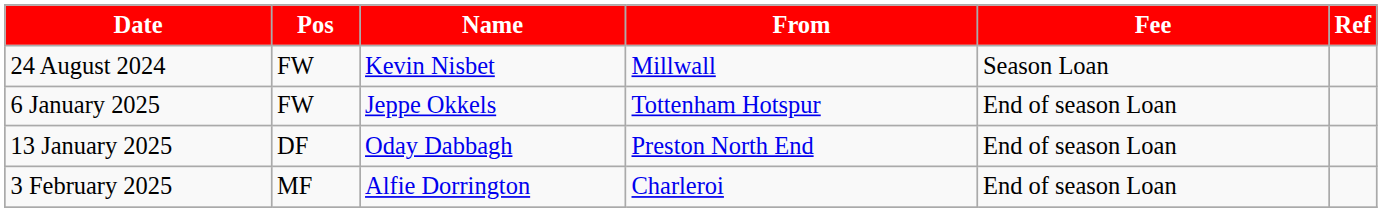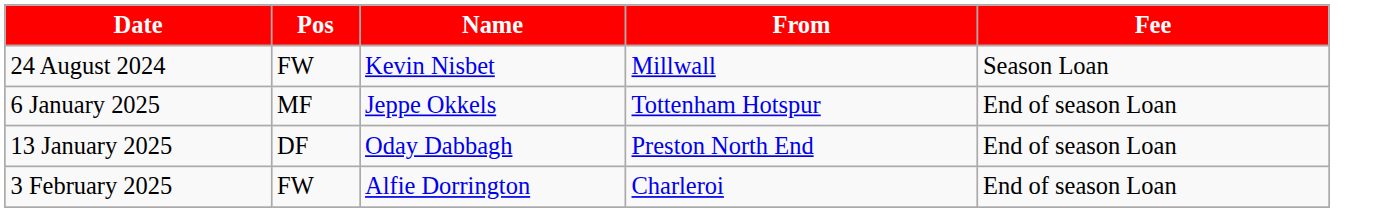- column: (1353, 25)
(295, 105) FW -> (295, 105) MF
(295, 186) MF -> (295, 186) FW
